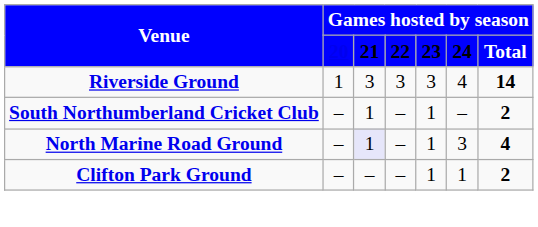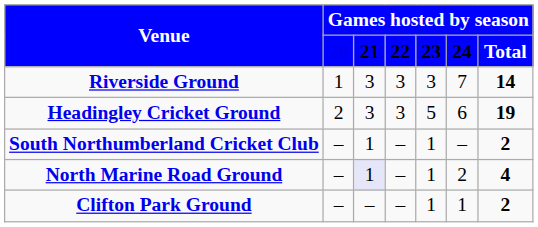(462, 81) 4 -> (462, 81) 7
+ row: (164, 112)
(462, 143) 3 -> (462, 174) 2
